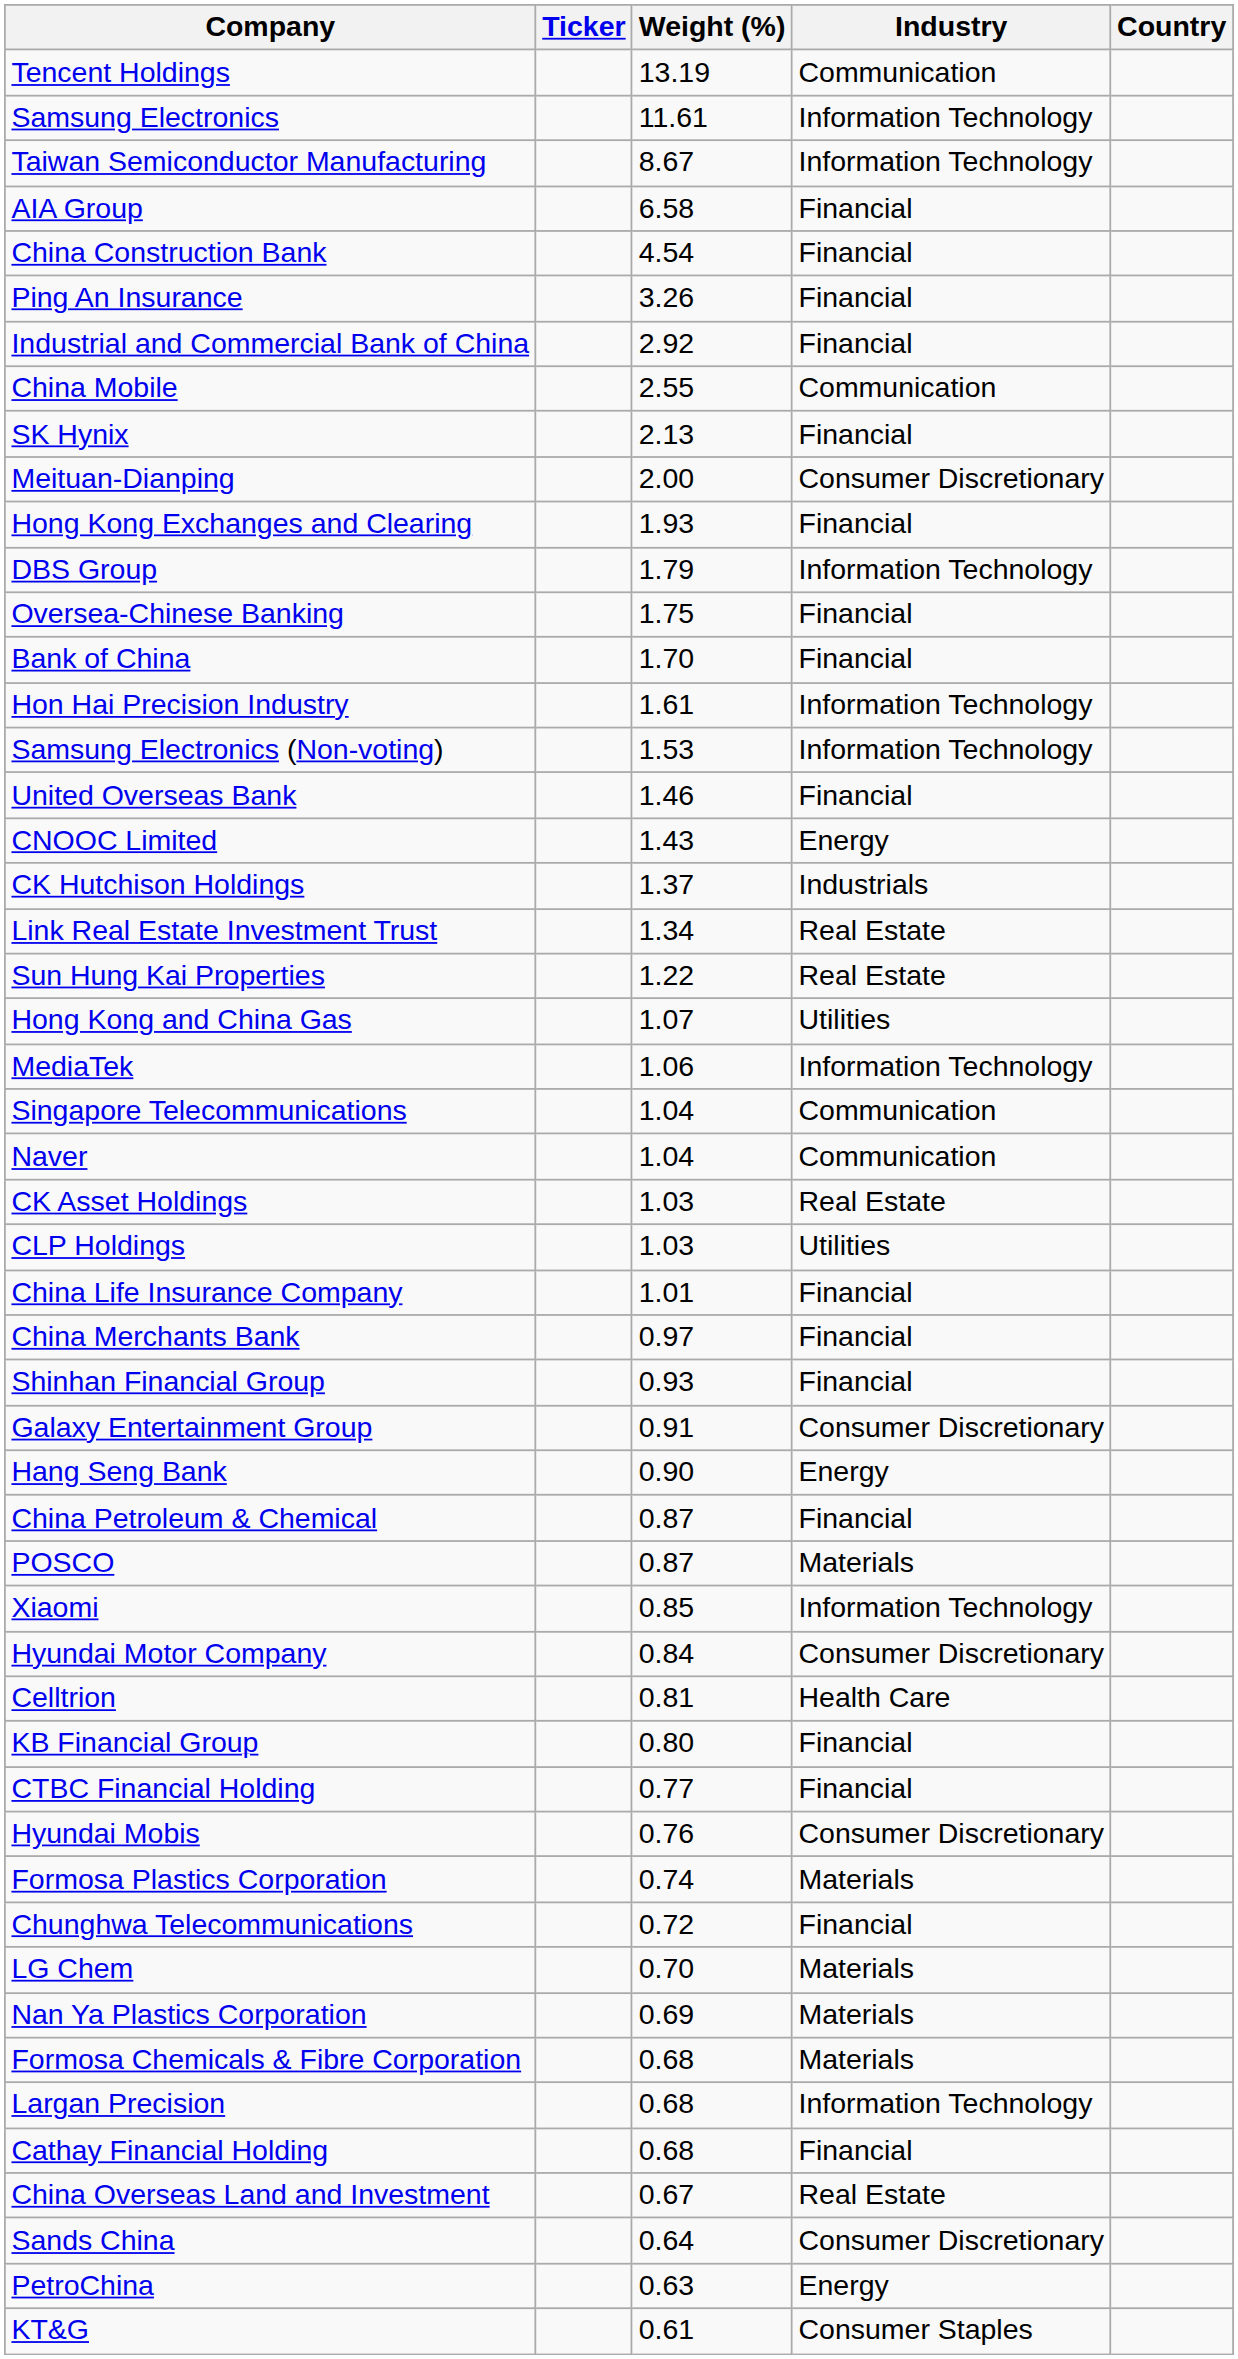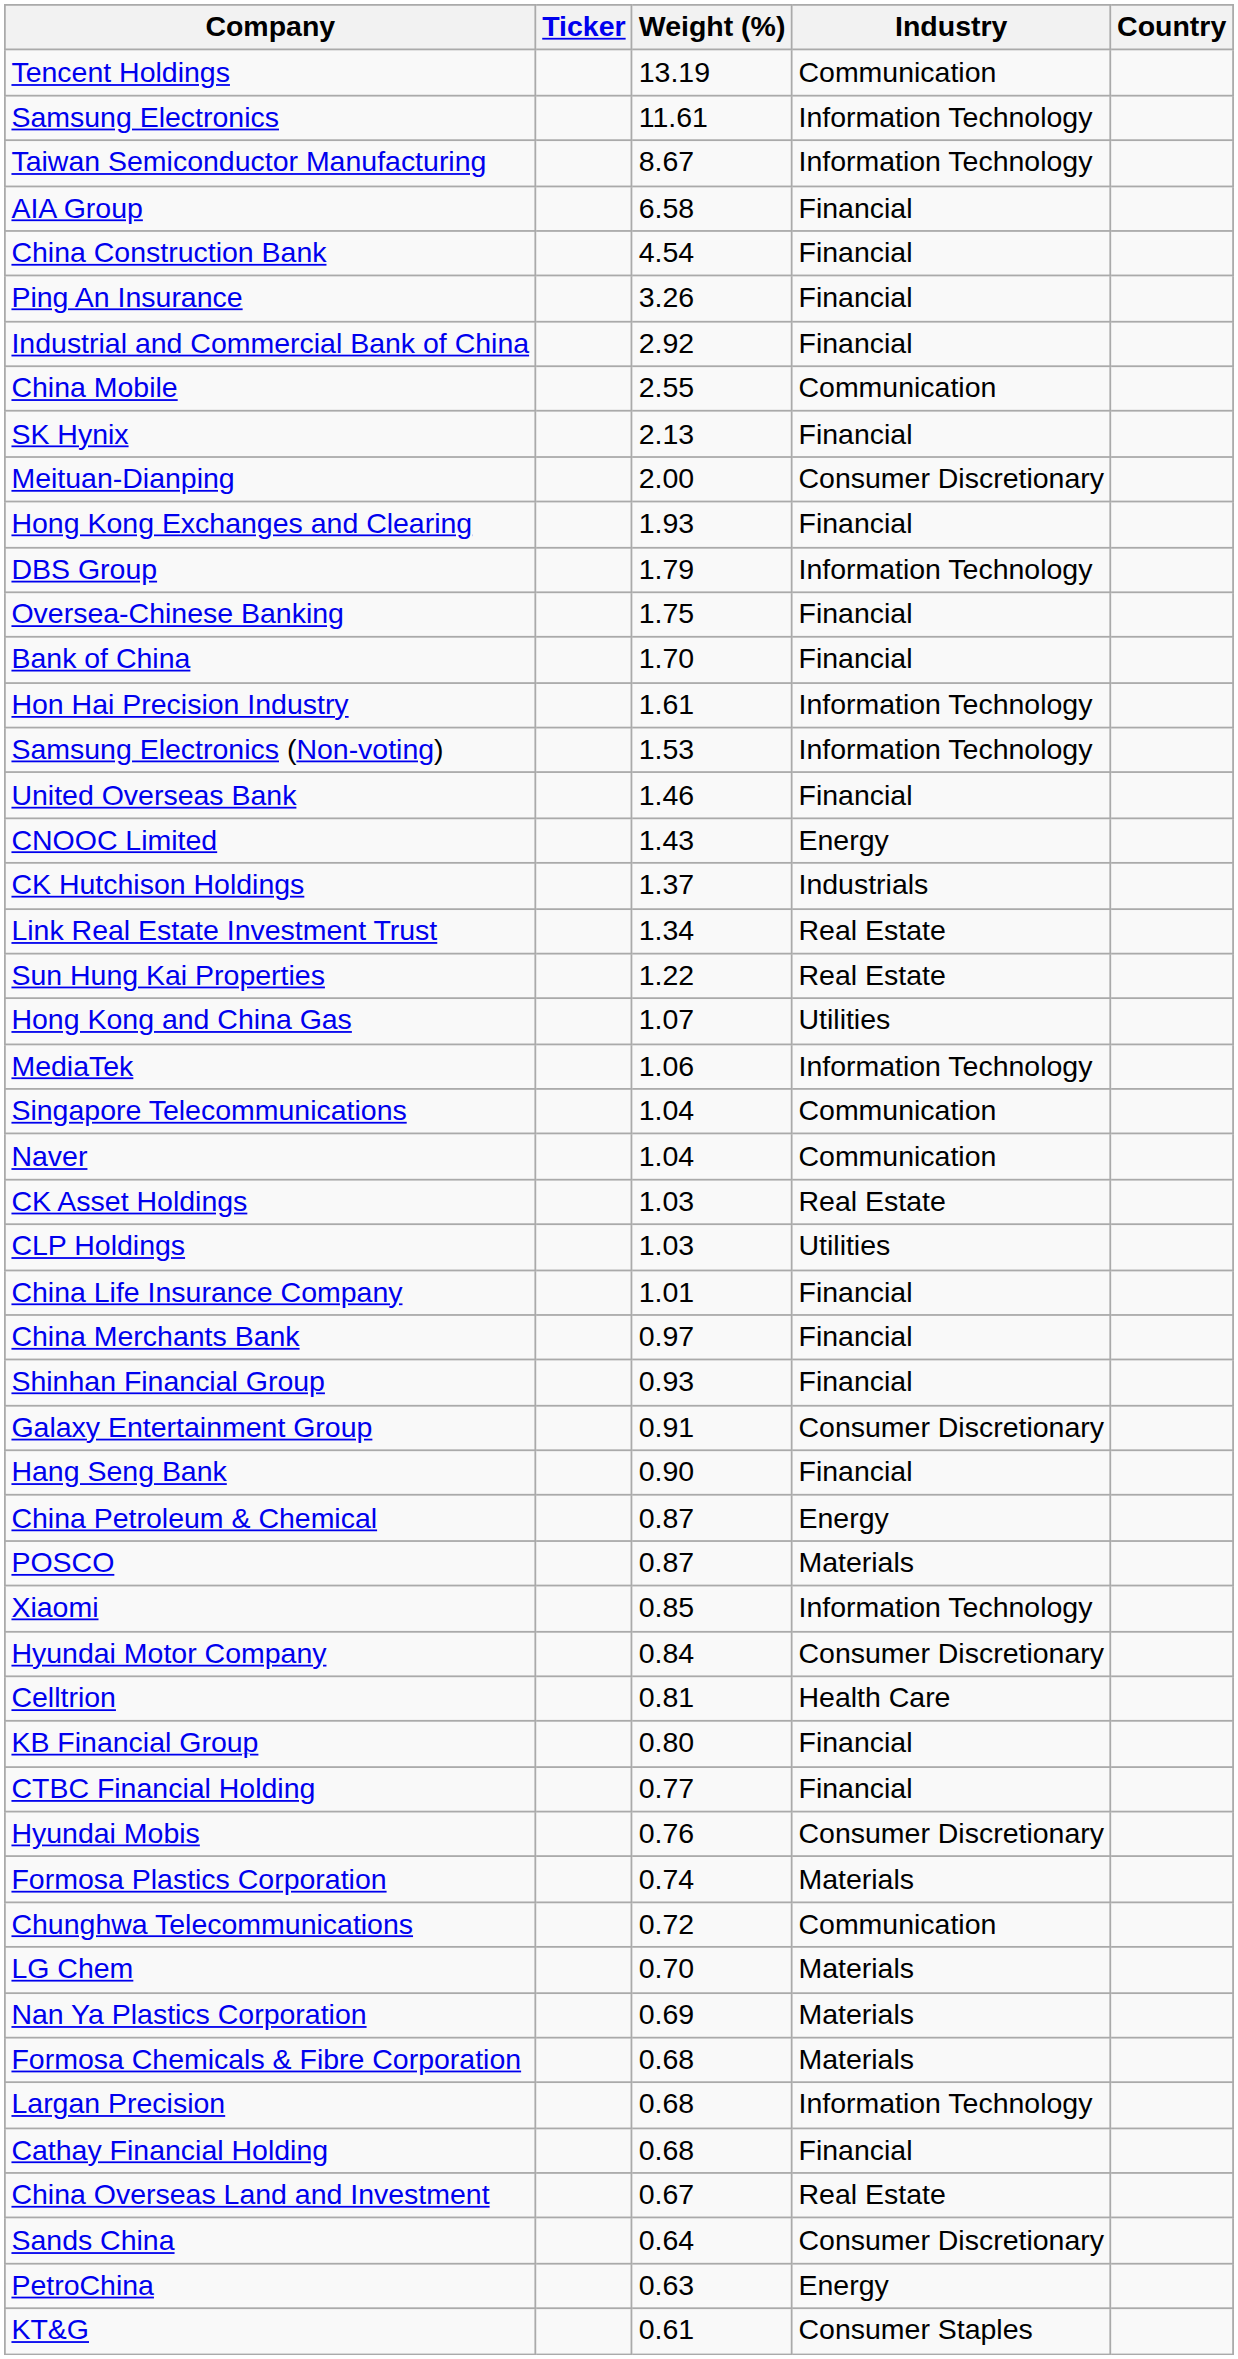(844, 1472) Energy -> (855, 1472) Financial
(855, 1517) Financial -> (844, 1517) Energy
(855, 1924) Financial -> (897, 1924) Communication
